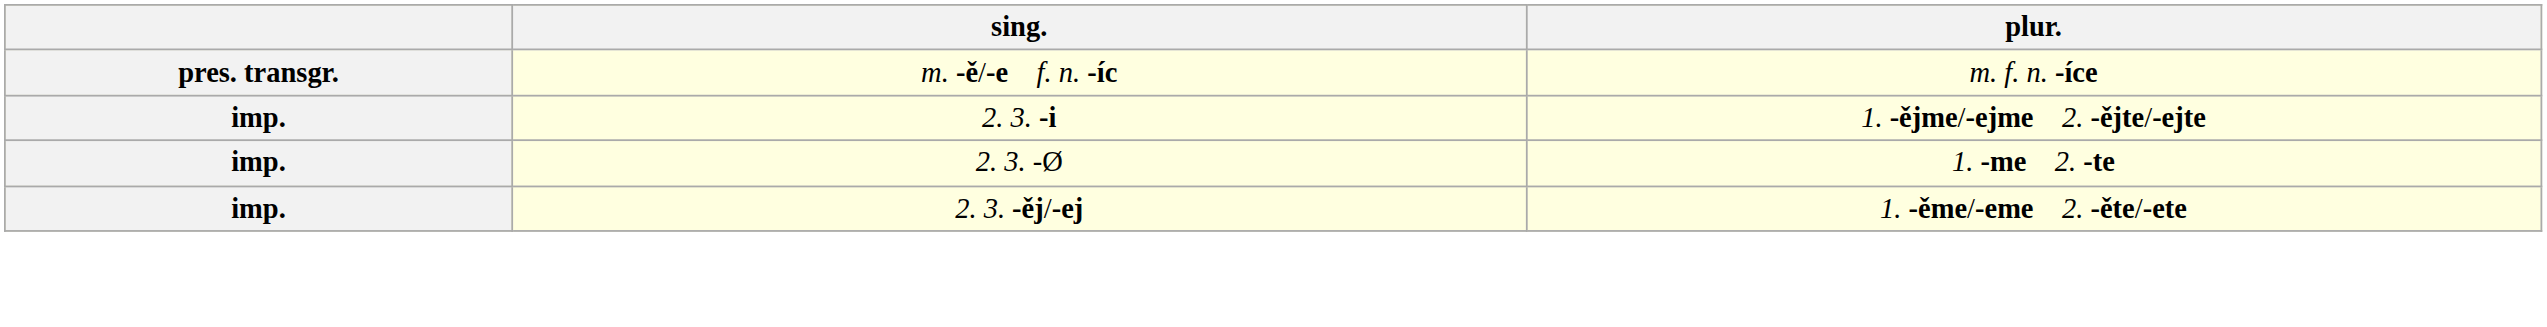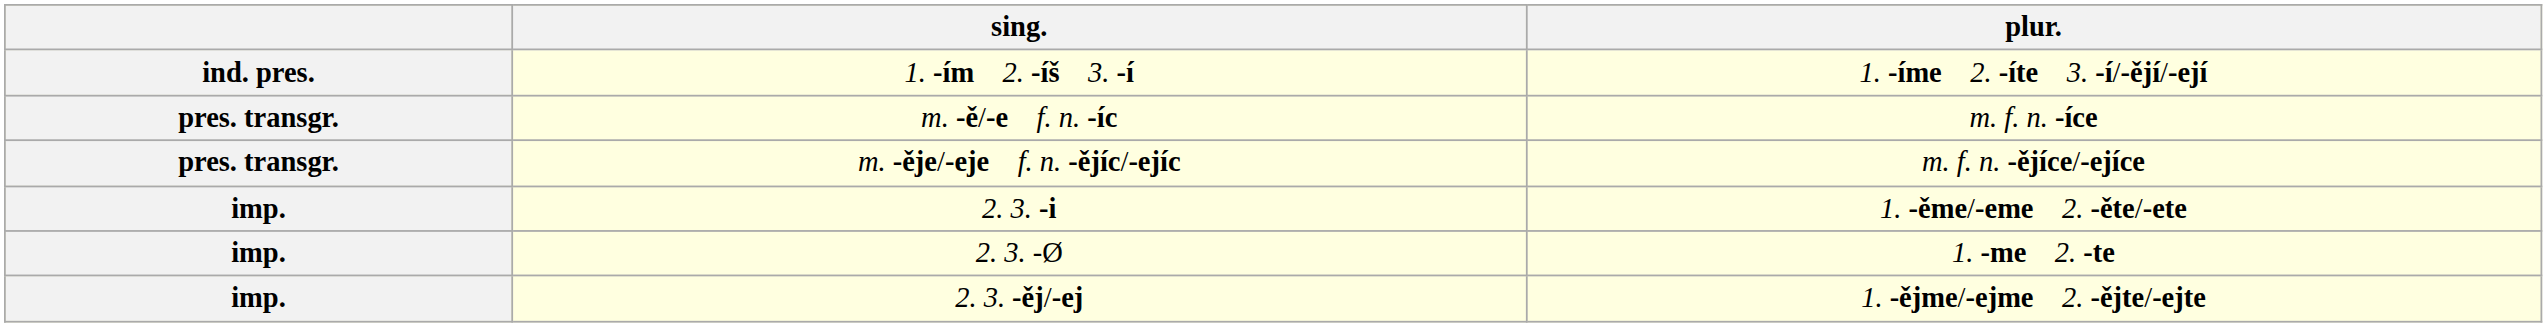+ row: (1019, 72)
+ row: (1019, 162)
(2034, 117) 1. -ějme/-ejme 2. -ějte/-ejte -> (2034, 207) 1. -ěme/-eme 2. -ěte/-ete
(2034, 207) 1. -ěme/-eme 2. -ěte/-ete -> (2034, 298) 1. -ějme/-ejme 2. -ějte/-ejte
